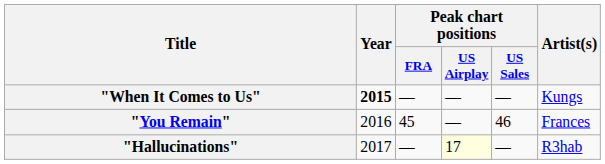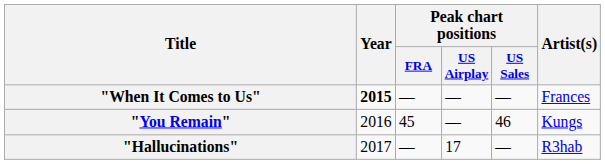(562, 97) Kungs -> (566, 97) Frances
(566, 121) Frances -> (562, 121) Kungs
(453, 146) lightyellow background -> (453, 146) no background
